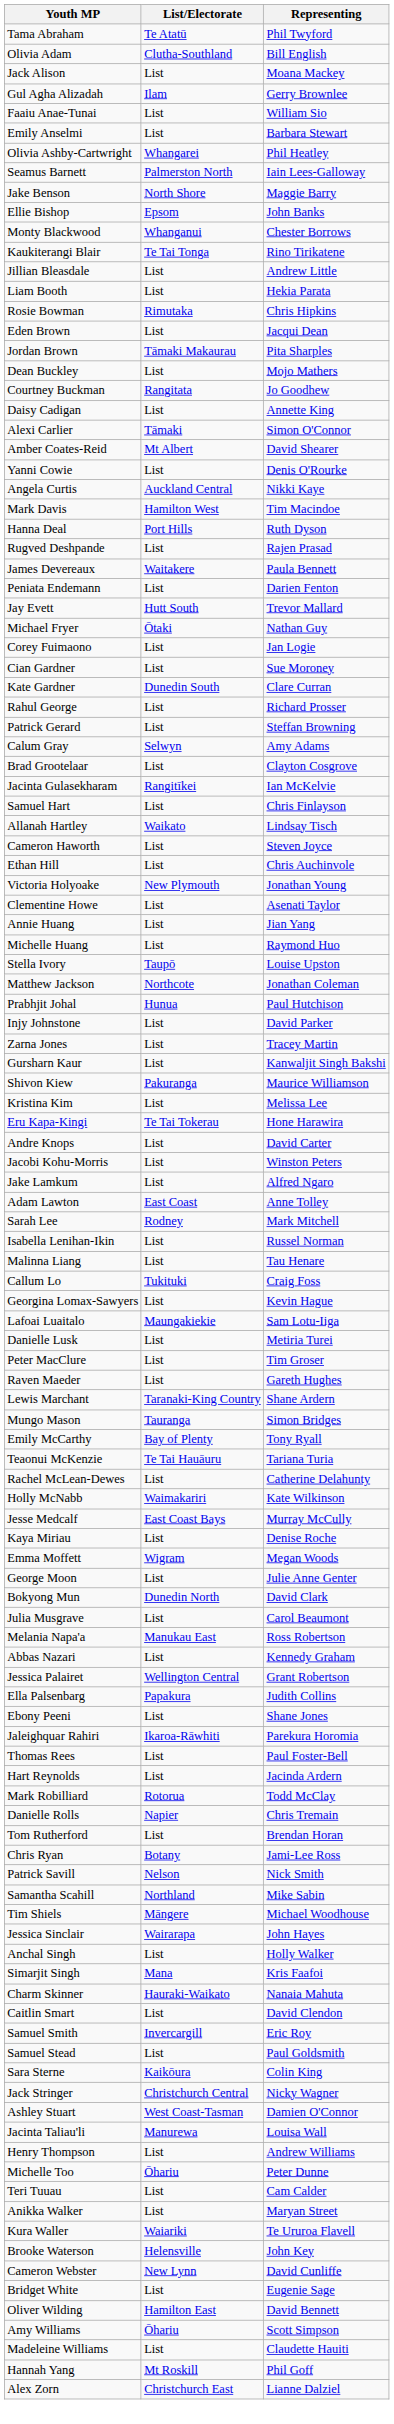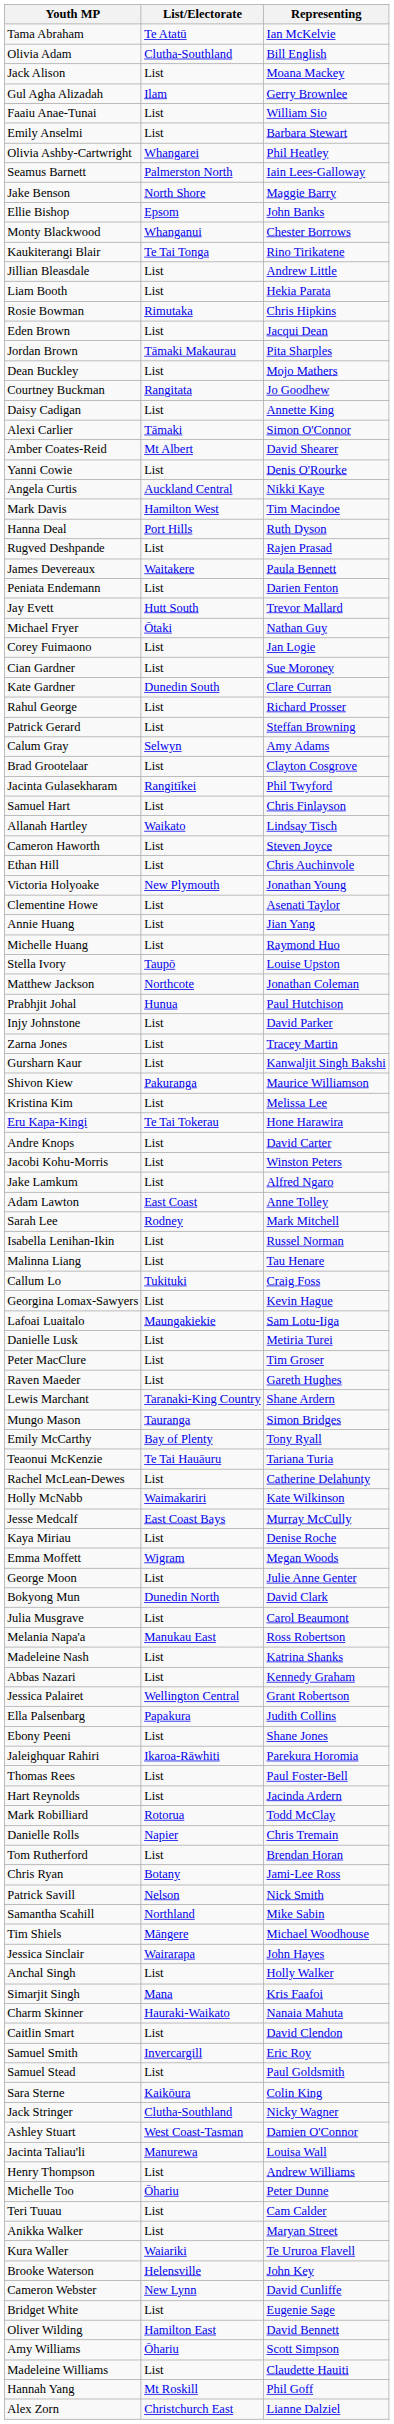(299, 34) Phil Twyford -> (301, 34) Ian McKelvie
(301, 786) Ian McKelvie -> (299, 786) Phil Twyford
+ row: (48, 1657)
(196, 2092) Christchurch Central -> (188, 2112) Clutha-Southland
